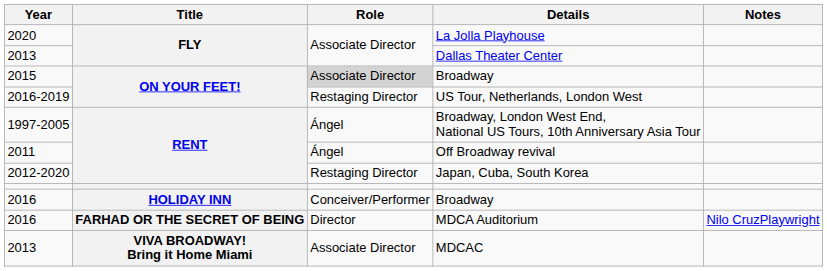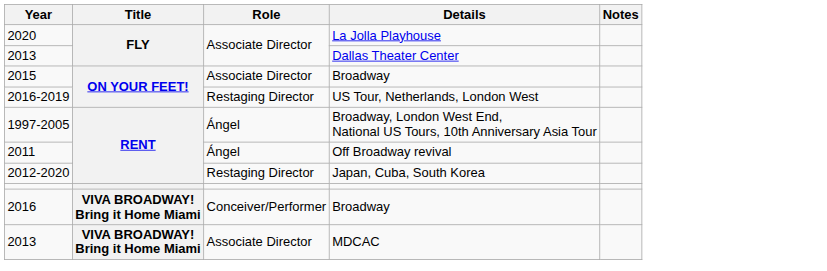(363, 76) lightgrey background -> (259, 76) no background
(190, 199) HOLIDAY INN -> (138, 207) VIVA BROADWAY! Bring it Home Miami
- row: (22, 220)
